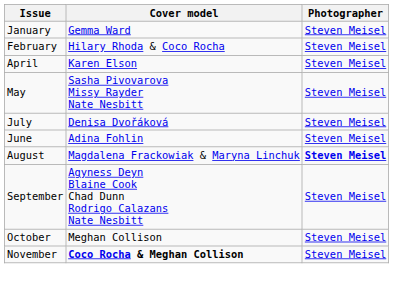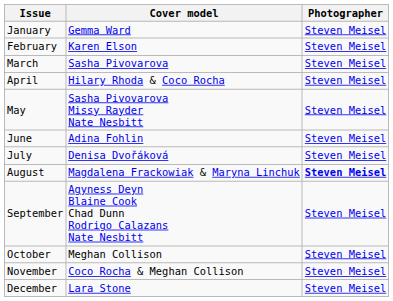(146, 47) Hilary Rhoda & Coco Rocha -> (103, 47) Karen Elson
+ row: (23, 64)
(103, 64) Karen Elson -> (146, 81) Hilary Rhoda & Coco Rocha
rows swapped: (19, 139) <-> (19, 122)
(156, 254) bold -> (156, 271) normal
+ row: (32, 288)
